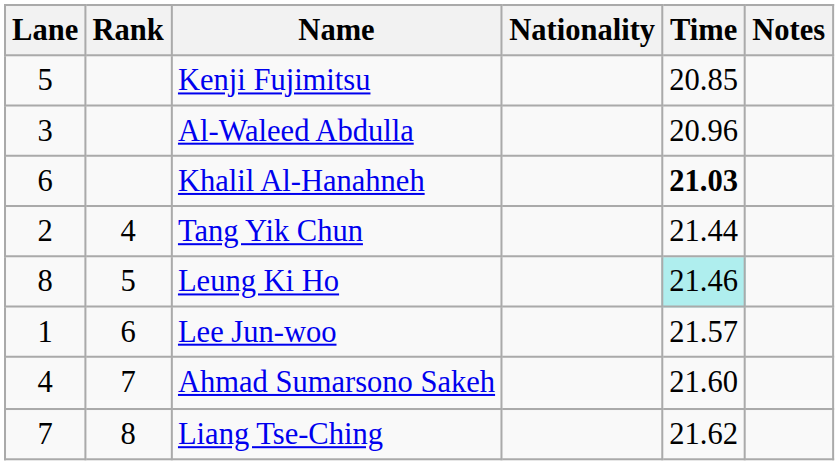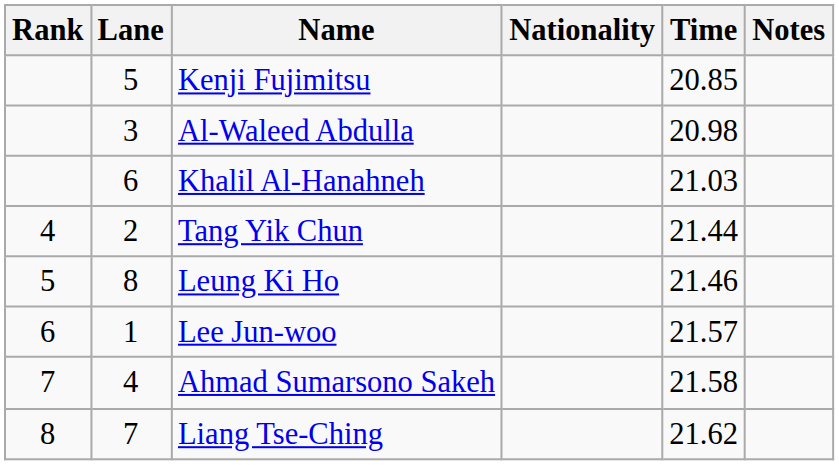columns swapped: (128, 29) <-> (45, 29)
(704, 130) 20.96 -> (704, 130) 20.98
(704, 181) bold -> (704, 181) normal
(704, 281) paleturquoise background -> (704, 281) no background
(704, 382) 21.60 -> (704, 382) 21.58
